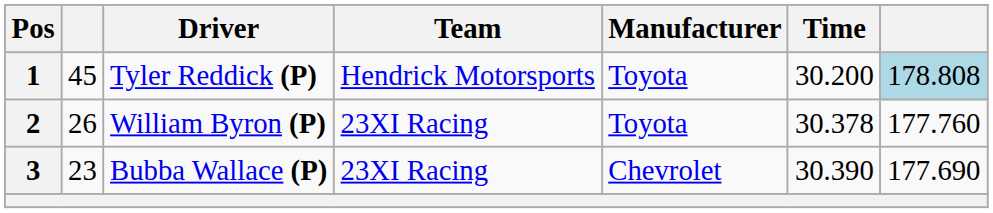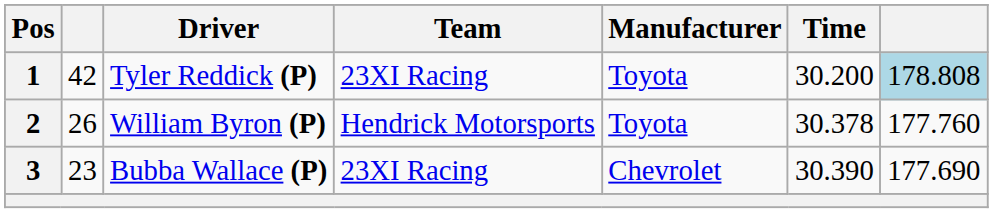(82, 75) 45 -> (82, 75) 42
(468, 75) Hendrick Motorsports -> (414, 75) 23XI Racing
(414, 123) 23XI Racing -> (468, 123) Hendrick Motorsports
